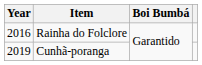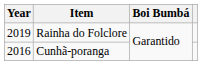(19, 32) 2016 -> (19, 32) 2019
(19, 51) 2019 -> (19, 51) 2016
